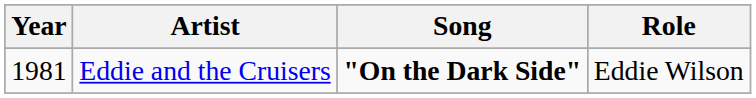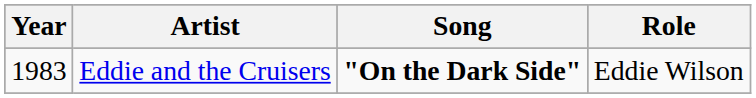(39, 70) 1981 -> (39, 70) 1983
